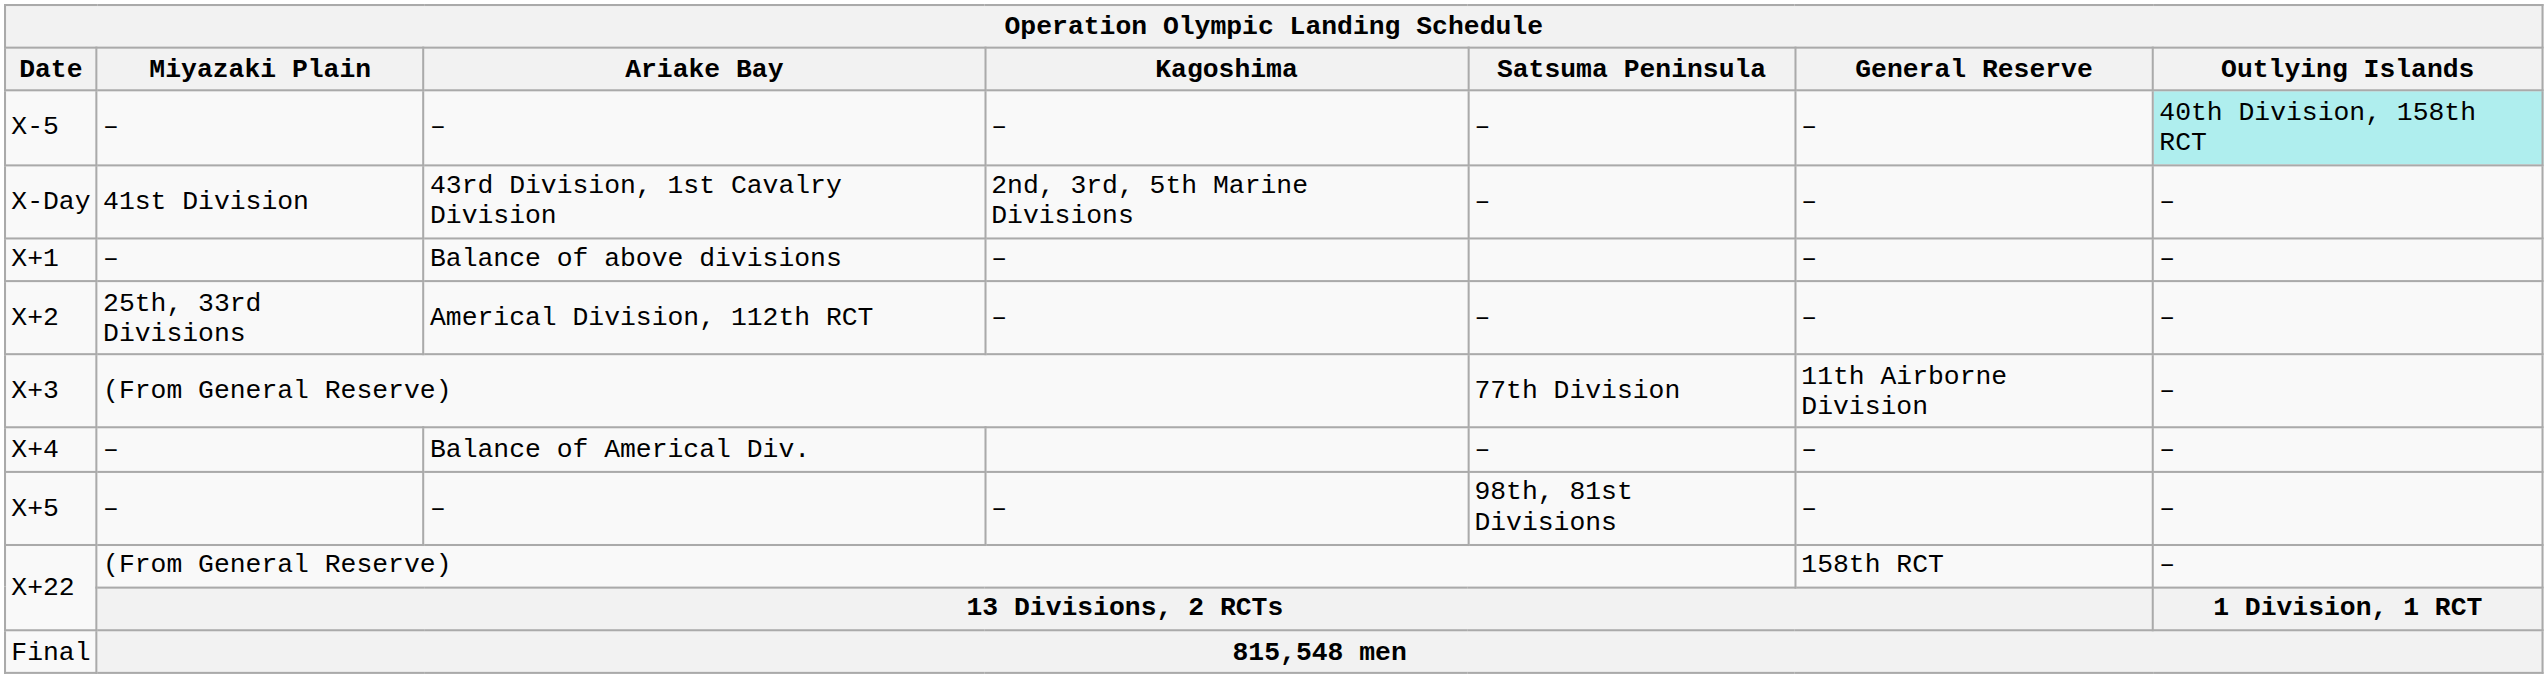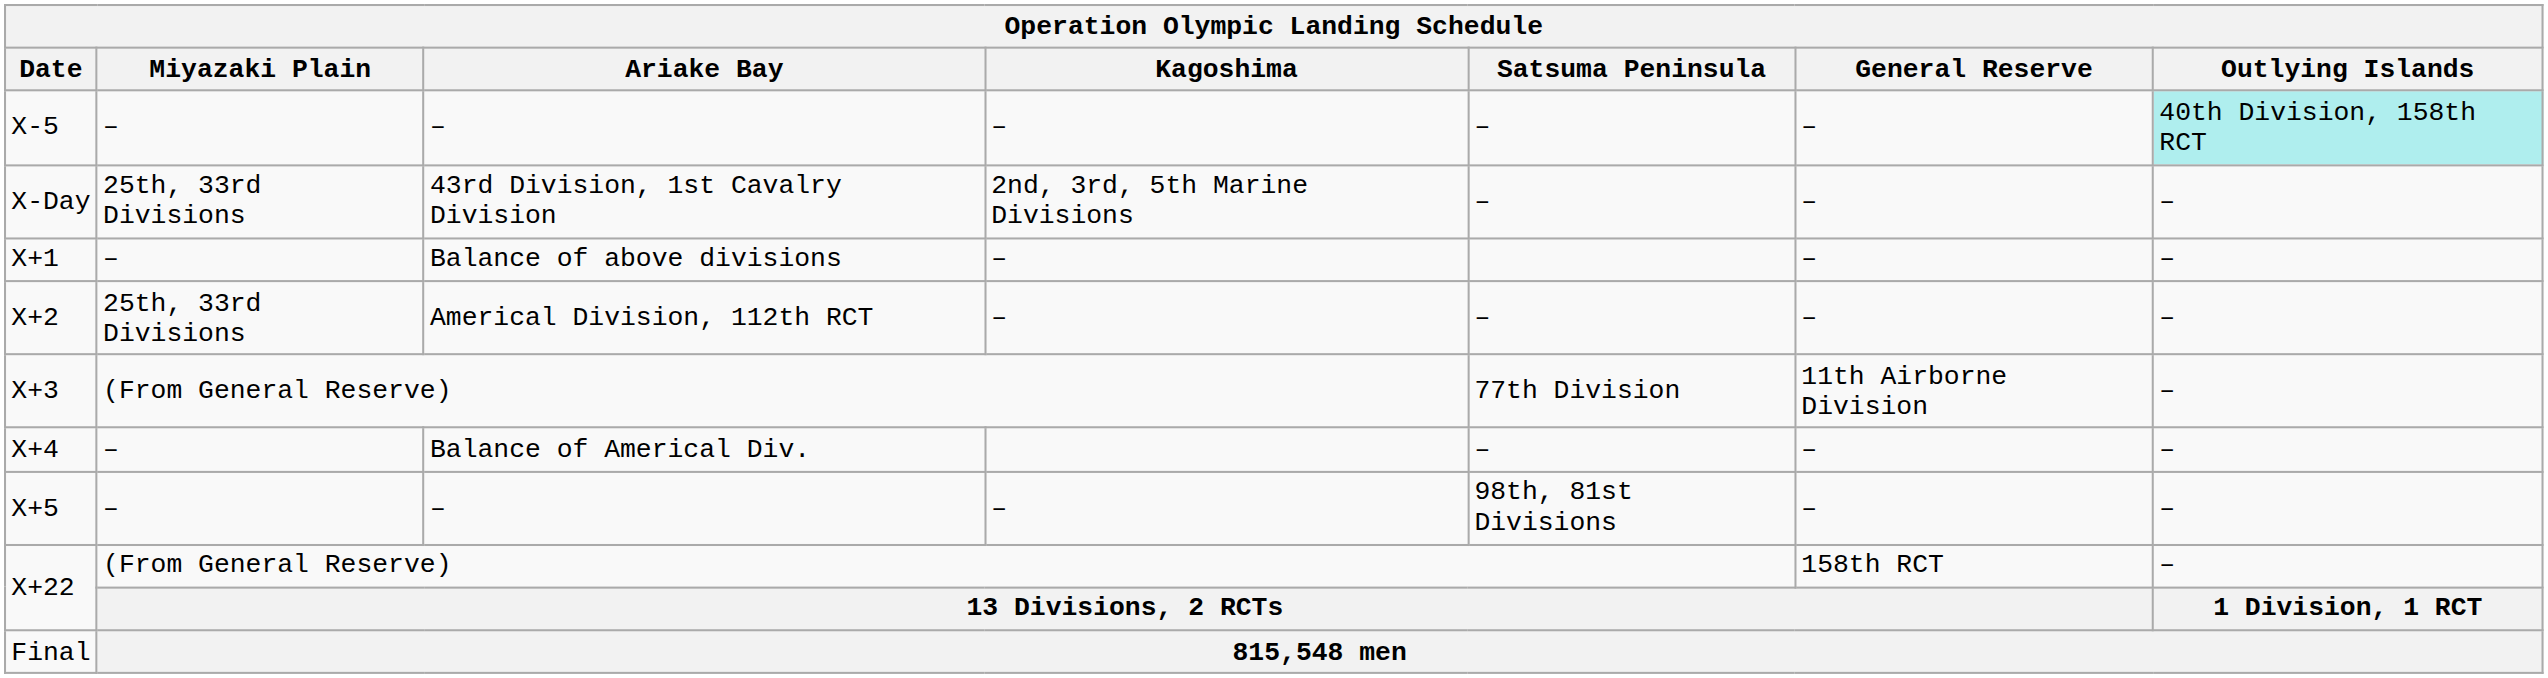(206, 201) 41st Division -> (182, 201) 25th, 33rd Divisions
